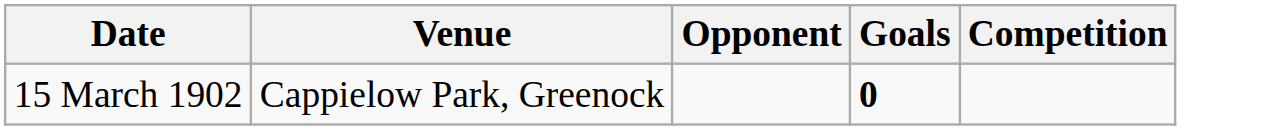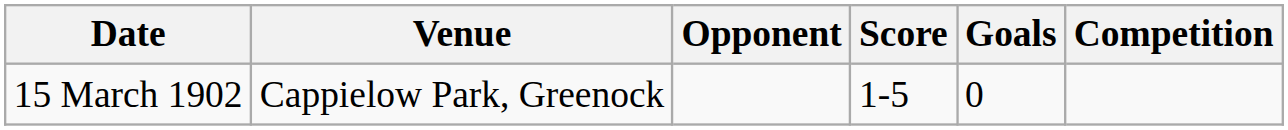+ column: (903, 34)
(868, 93) bold -> (974, 93) normal
